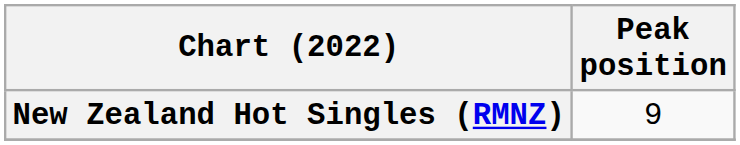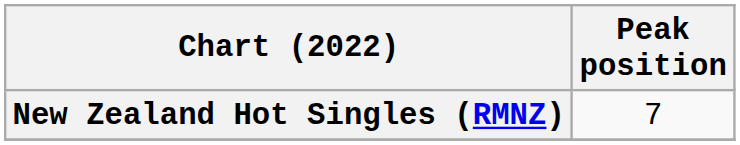(653, 116) 9 -> (653, 116) 7
